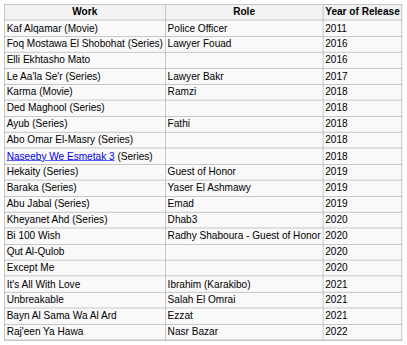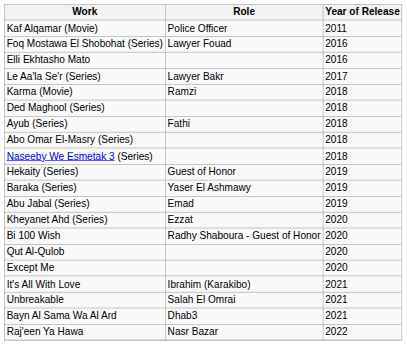(182, 220) Dhab3 -> (180, 220) Ezzat
(180, 316) Ezzat -> (182, 316) Dhab3
